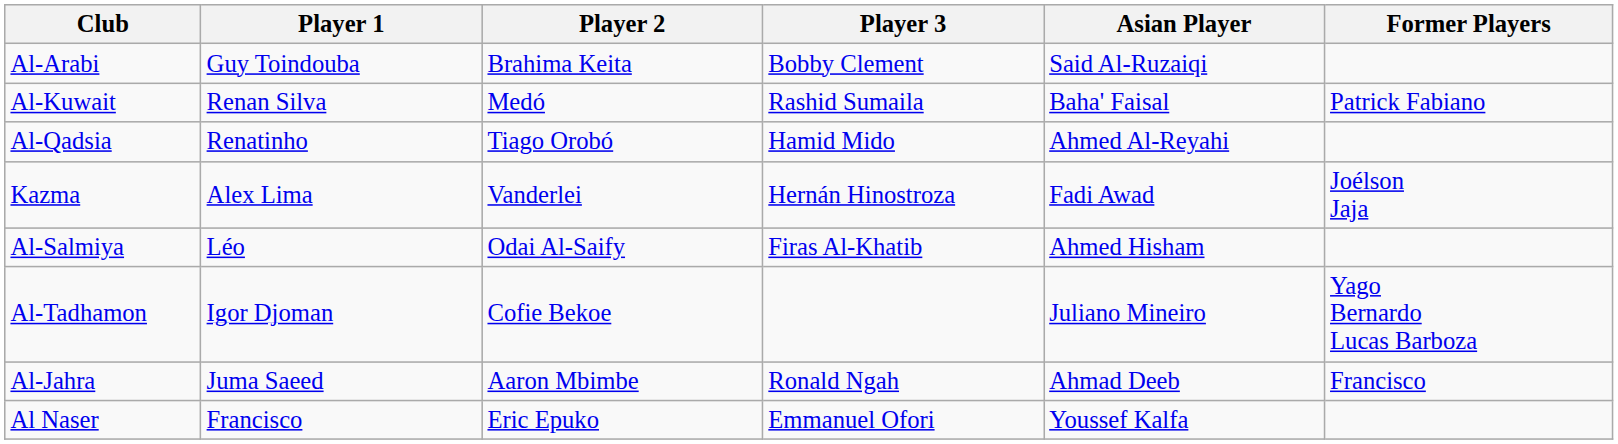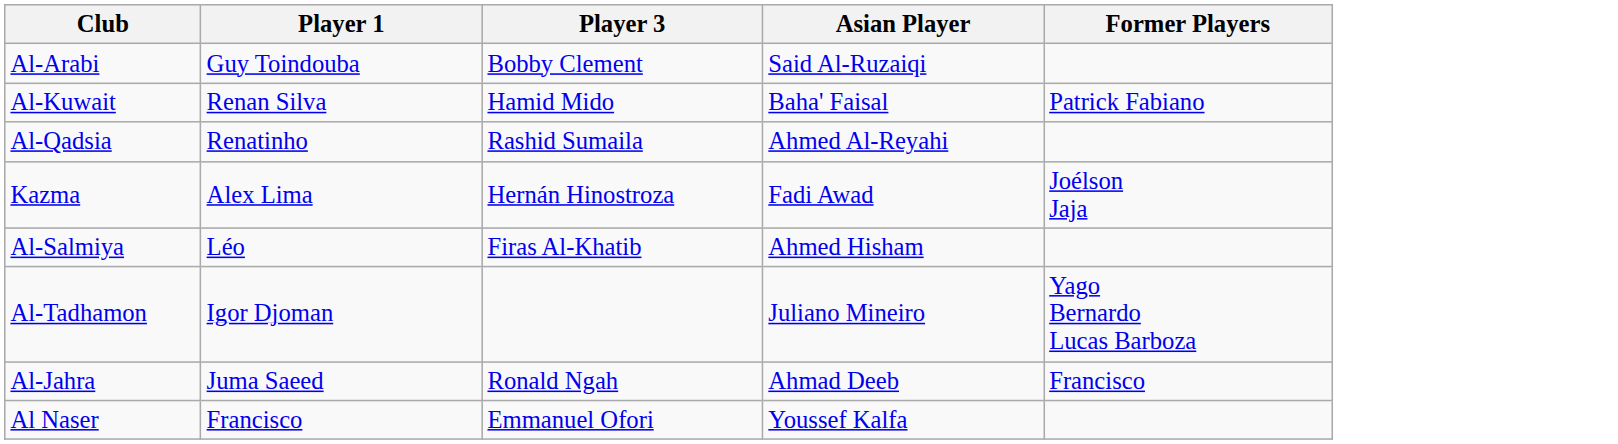- column: (622, 24)
(846, 102) Rashid Sumaila -> (551, 102) Hamid Mido
(832, 141) Hamid Mido -> (565, 141) Rashid Sumaila
